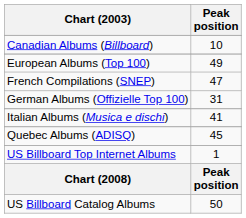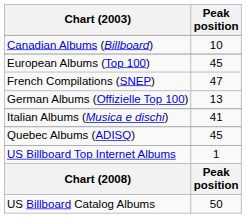(216, 63) 49 -> (216, 63) 45
(216, 99) 31 -> (216, 99) 13
